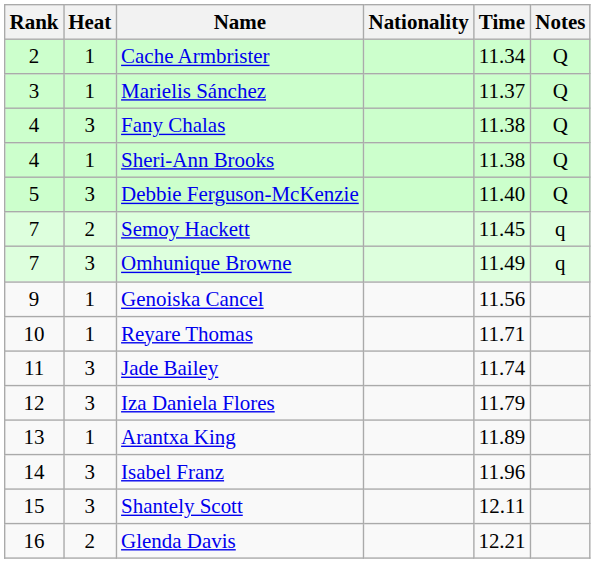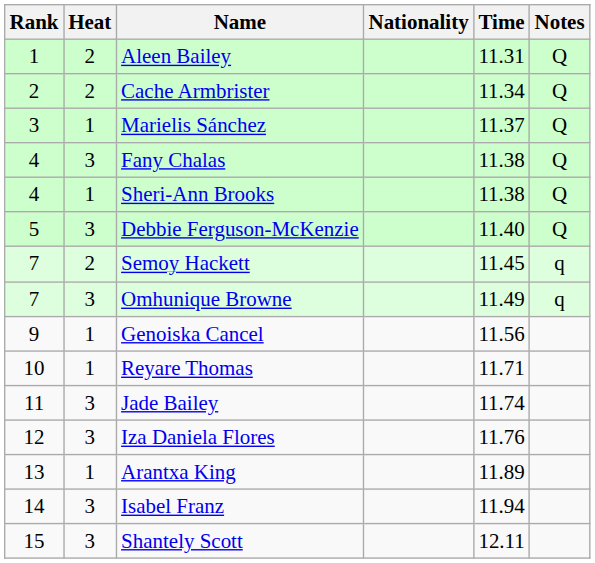+ row: (176, 56)
(90, 56) 1 -> (90, 91) 2
(502, 402) 11.79 -> (502, 437) 11.76
(502, 471) 11.96 -> (502, 506) 11.94
- row: (178, 540)
